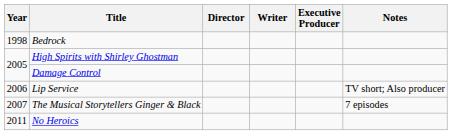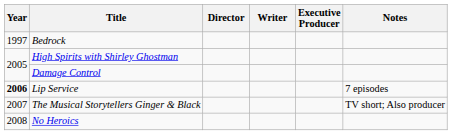(17, 40) 1998 -> (17, 40) 1997
(17, 89) normal -> (17, 89) bold
(395, 89) TV short; Also producer -> (367, 89) 7 episodes
(367, 105) 7 episodes -> (395, 105) TV short; Also producer
(17, 121) 2011 -> (17, 121) 2008
